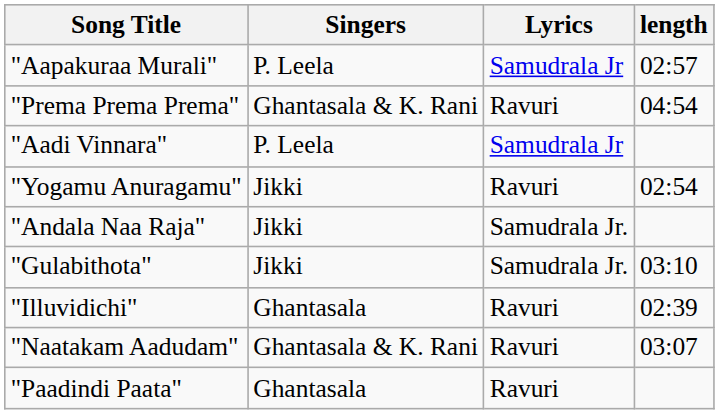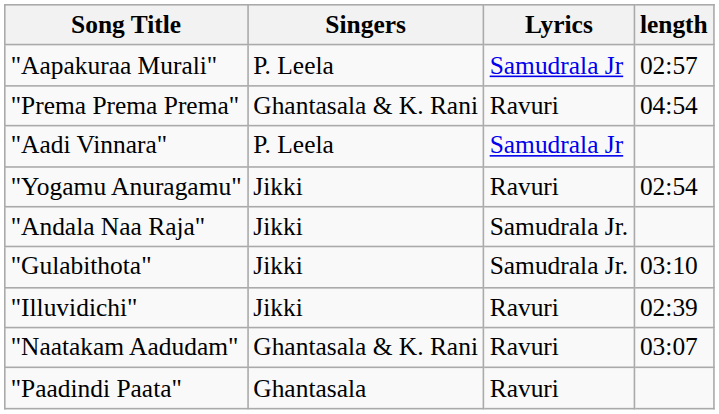(310, 307) Ghantasala -> (278, 307) Jikki
